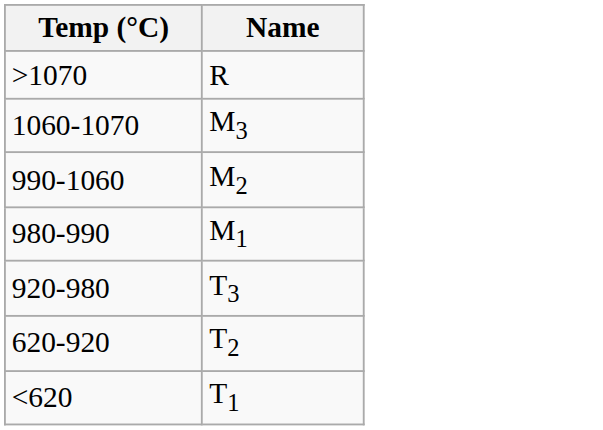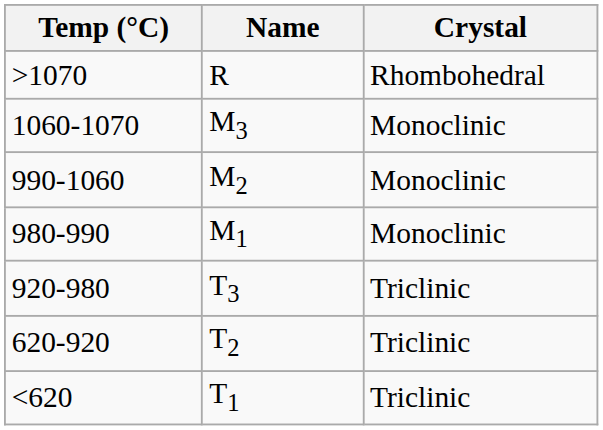+ column: (480, 27)
